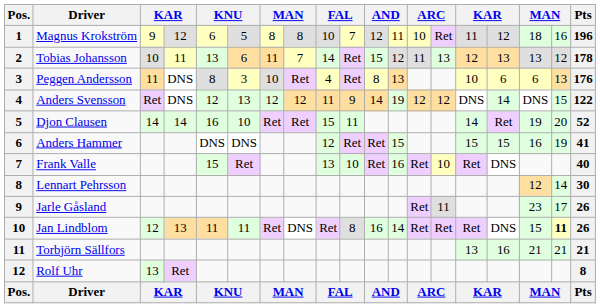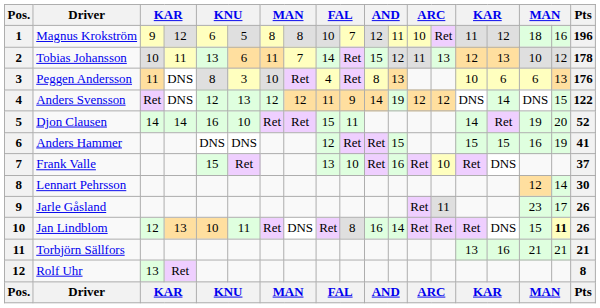(535, 57) 13 -> (535, 57) 10
(583, 163) 40 -> (583, 163) 37
(212, 227) 11 -> (212, 227) 10
